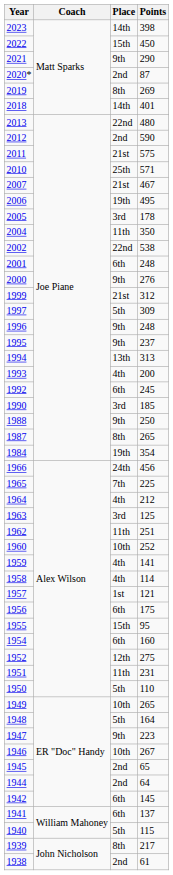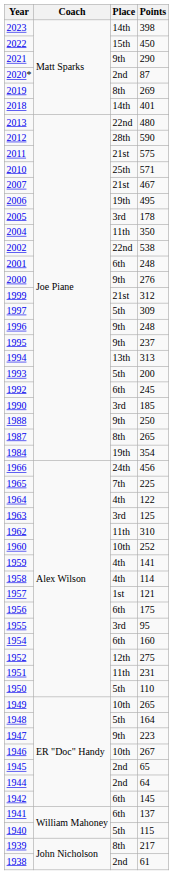(120, 138) 2nd -> (121, 138) 28th
(119, 374) 4th -> (119, 374) 5th
(147, 500) 212 -> (147, 500) 122
(147, 531) 251 -> (147, 531) 310
(121, 625) 15th -> (119, 625) 3rd
